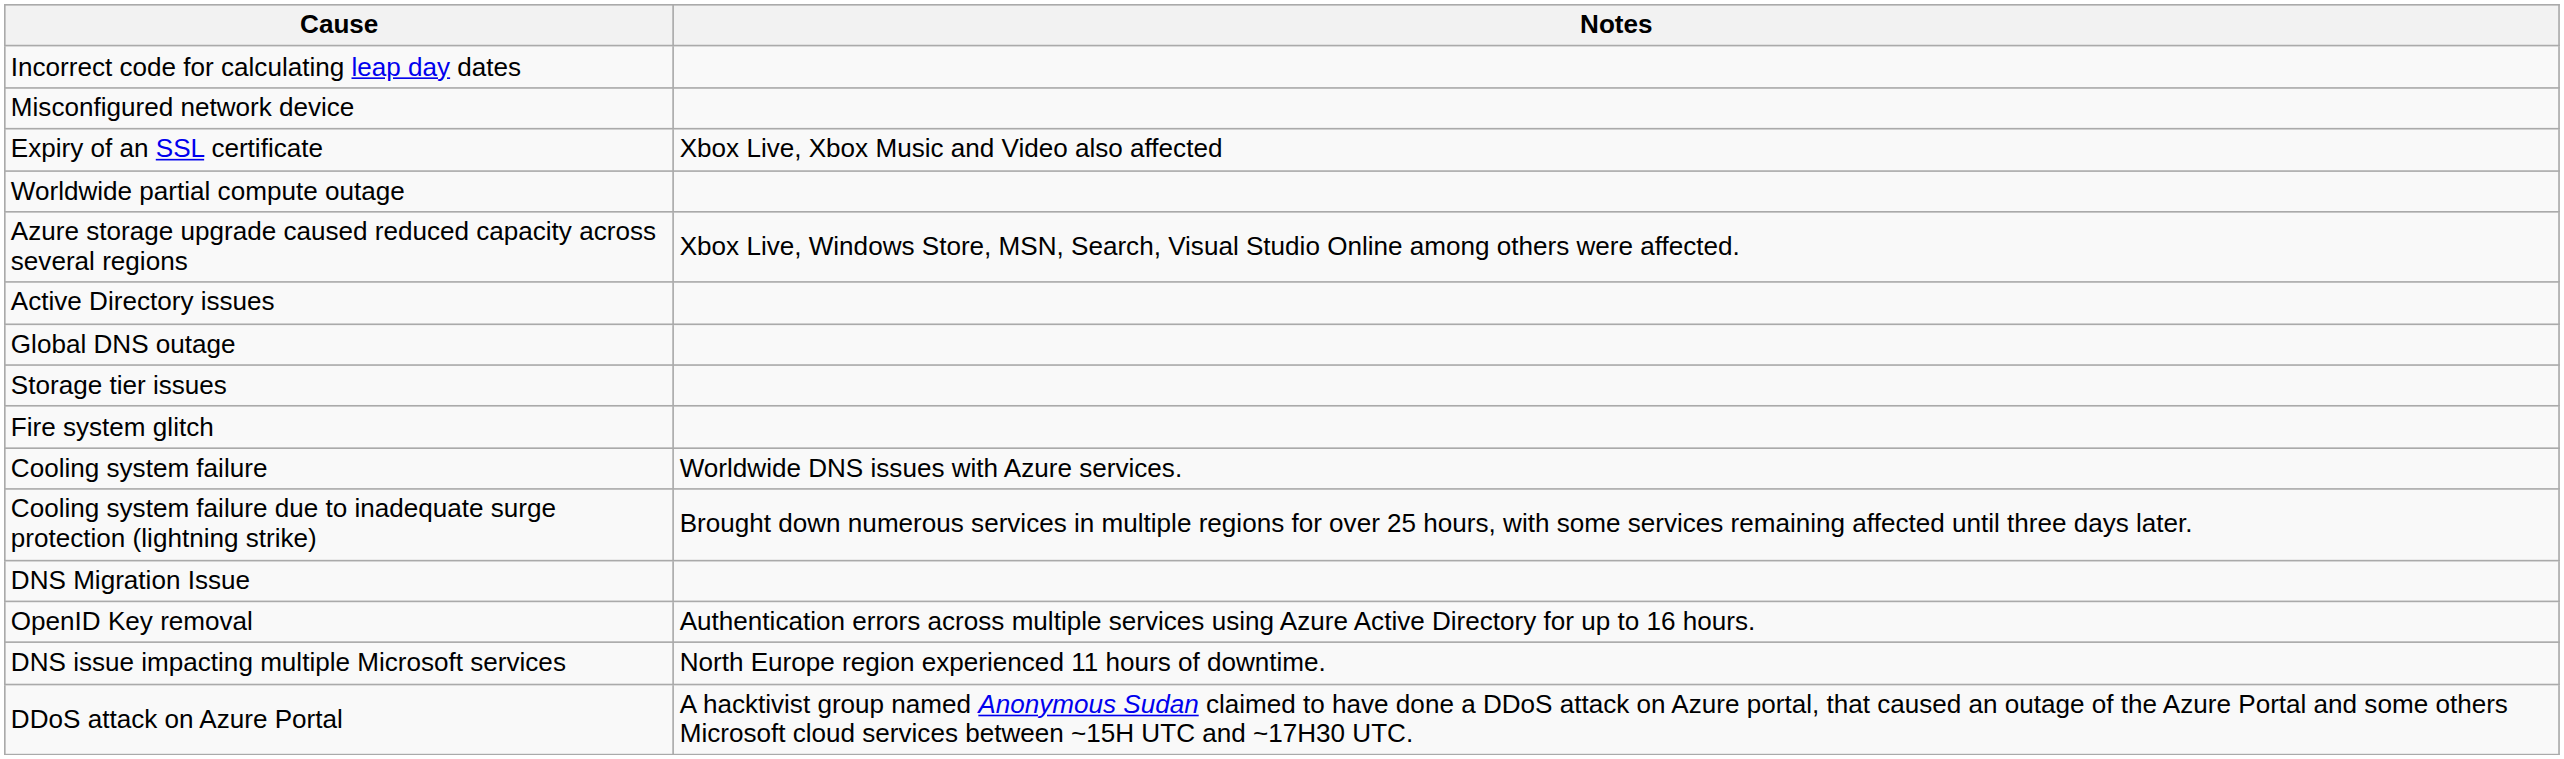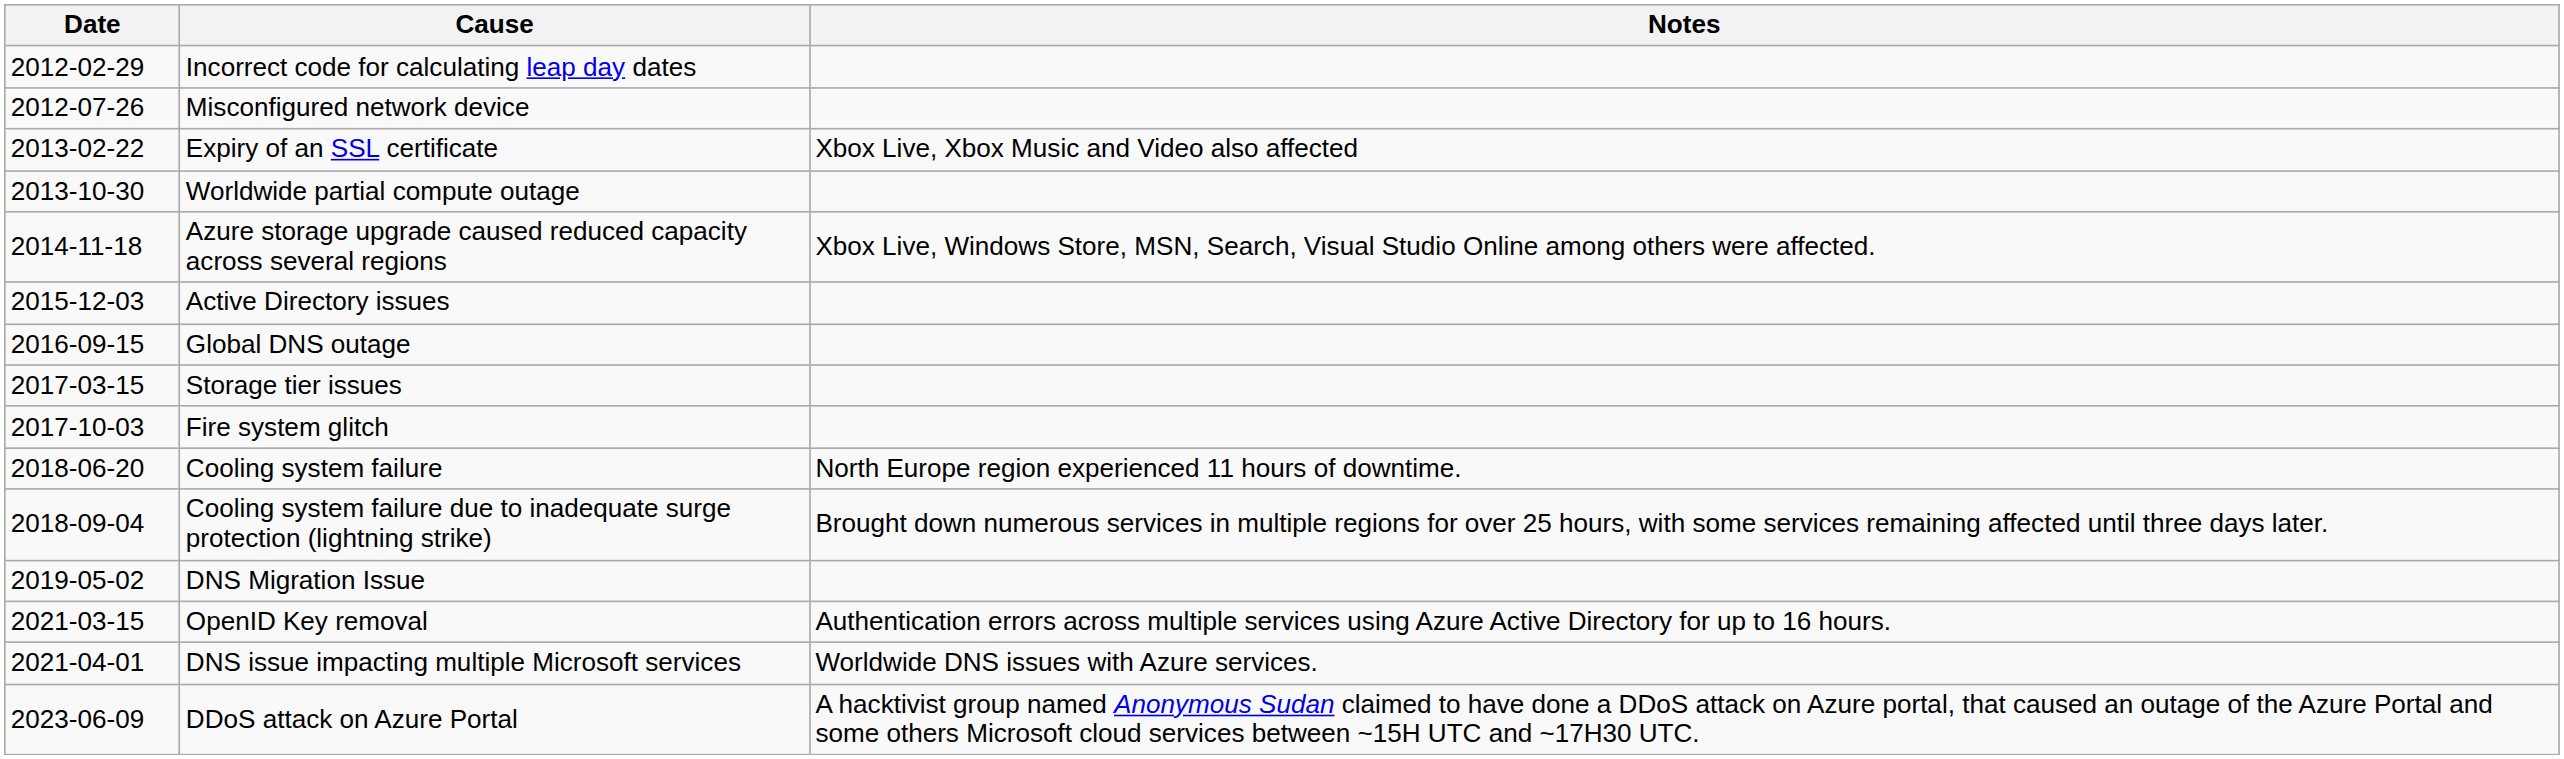+ column: (92, 25)
(931, 468) Worldwide DNS issues with Azure services. -> (1138, 468) North Europe region experienced 11 hours of downtime.
(1003, 662) North Europe region experienced 11 hours of downtime. -> (1067, 662) Worldwide DNS issues with Azure services.
